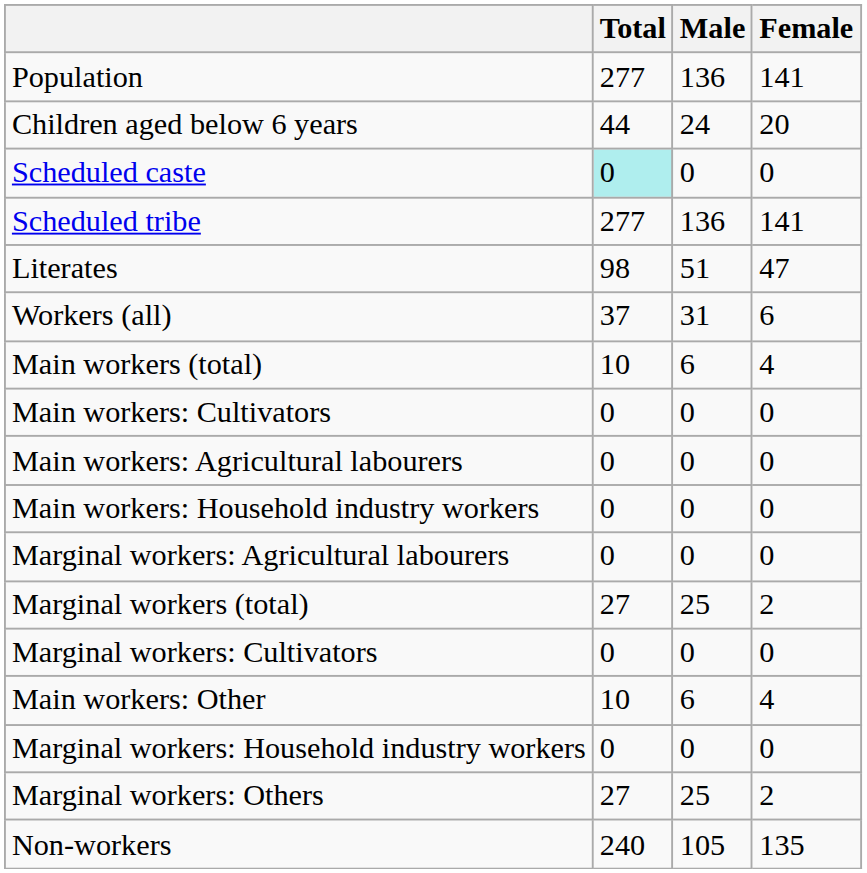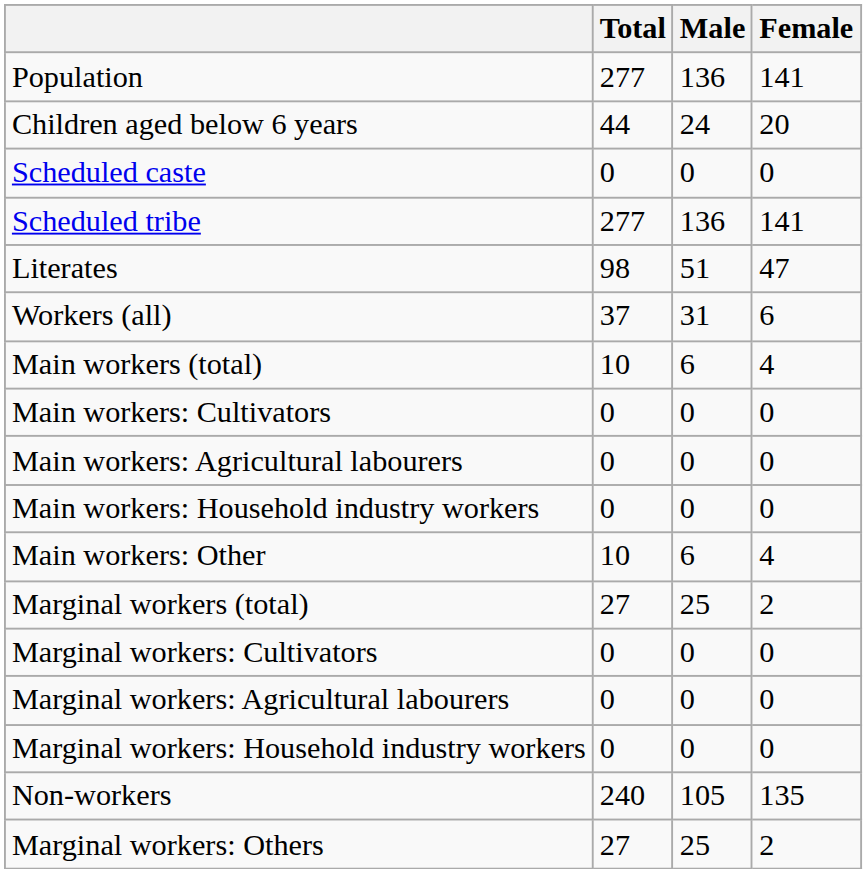(607, 172) paleturquoise background -> (607, 172) no background
rows swapped: (139, 699) <-> (261, 556)
rows swapped: (168, 795) <-> (92, 843)
